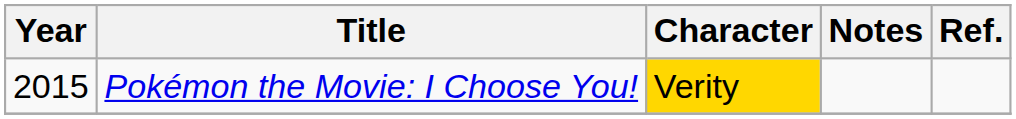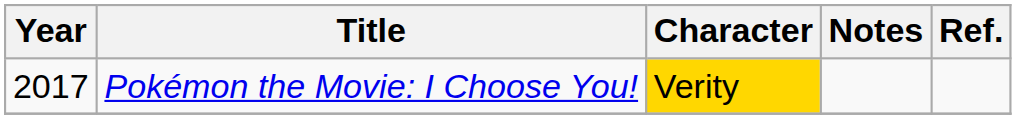(51, 85) 2015 -> (51, 85) 2017
